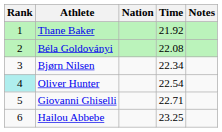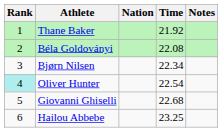(171, 100) 22.71 -> (171, 100) 22.68
